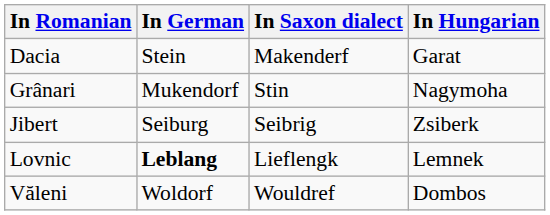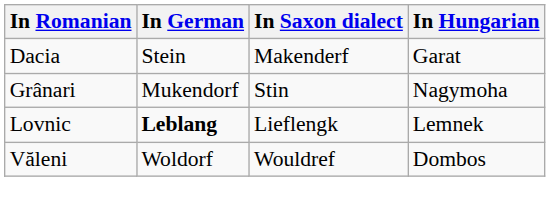- row: (34, 124)
